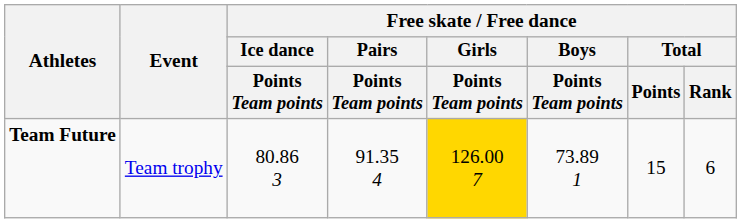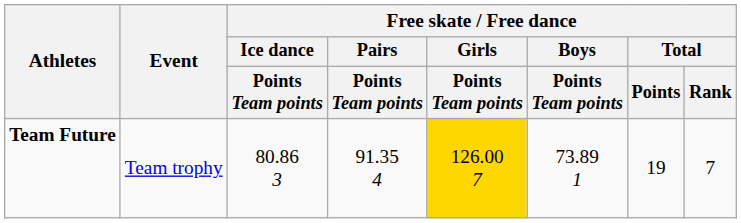(656, 168) 15 -> (656, 168) 19
(710, 168) 6 -> (710, 168) 7
